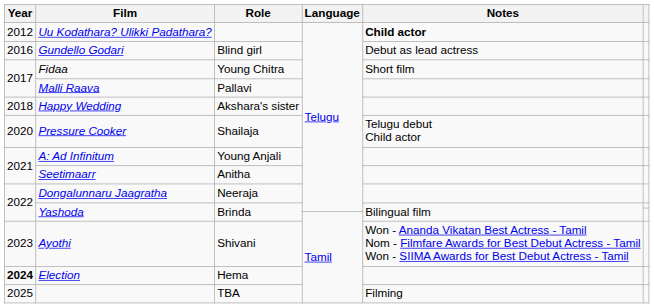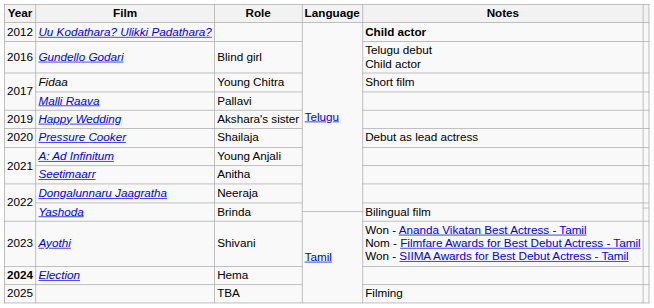(422, 50) Debut as lead actress -> (399, 57) Telugu debut Child actor
(20, 106) 2018 -> (20, 119) 2019
(399, 131) Telugu debut Child actor -> (422, 138) Debut as lead actress
